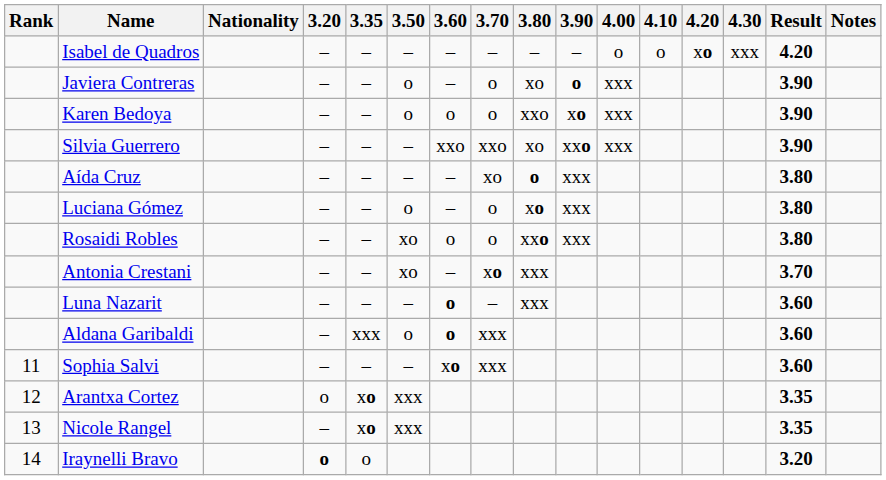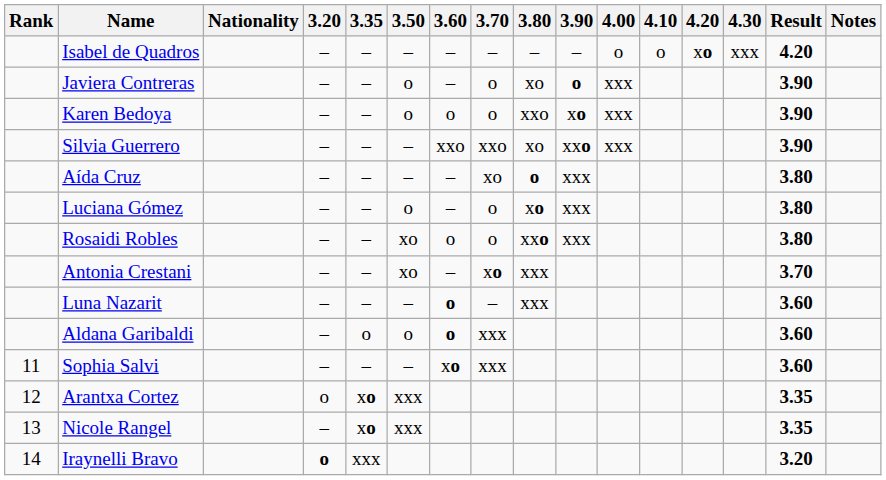(366, 333) xxx -> (366, 333) o
(366, 458) o -> (366, 458) xxx
